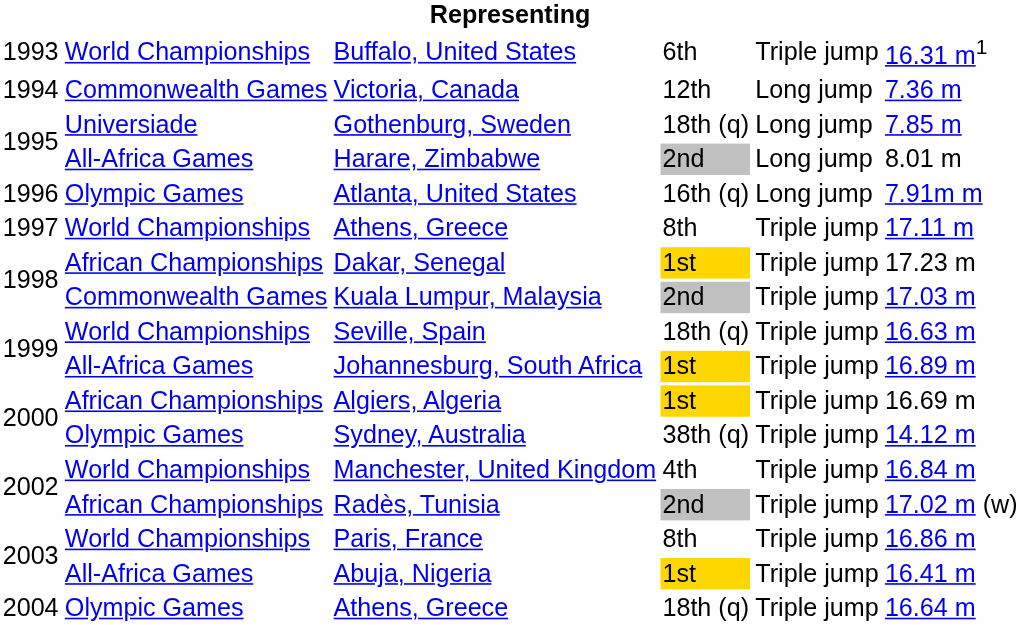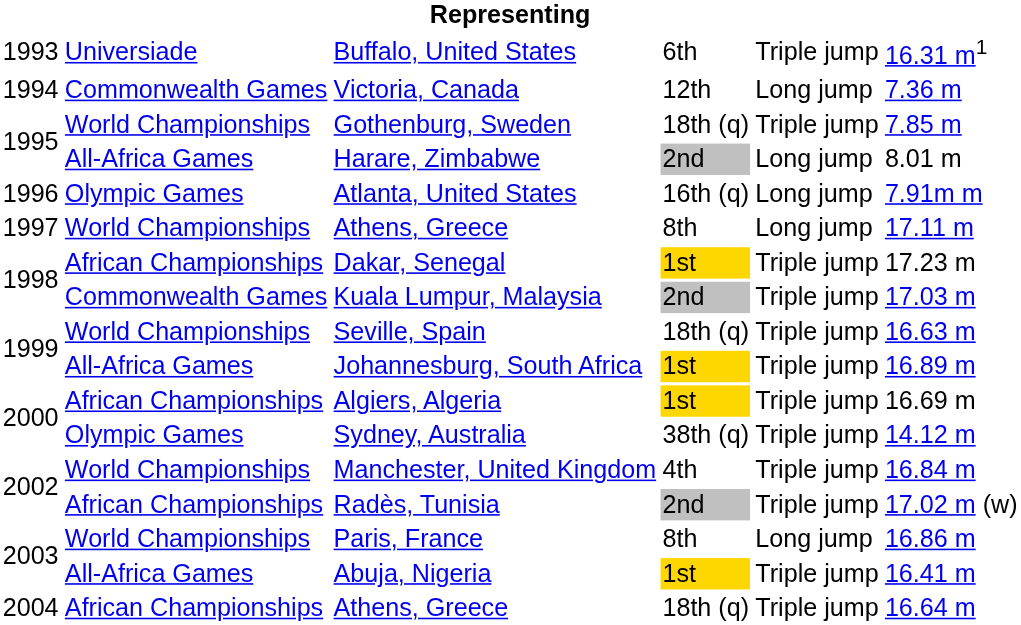(188, 52) World Championships -> (131, 52) Universiade
(131, 124) Universiade -> (188, 124) World Championships
(814, 124) Long jump -> (817, 124) Triple jump
(817, 228) Triple jump -> (814, 228) Long jump
(817, 539) Triple jump -> (814, 539) Long jump
(154, 608) Olympic Games -> (194, 608) African Championships
